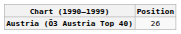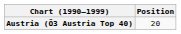(155, 23) 26 -> (155, 23) 20
